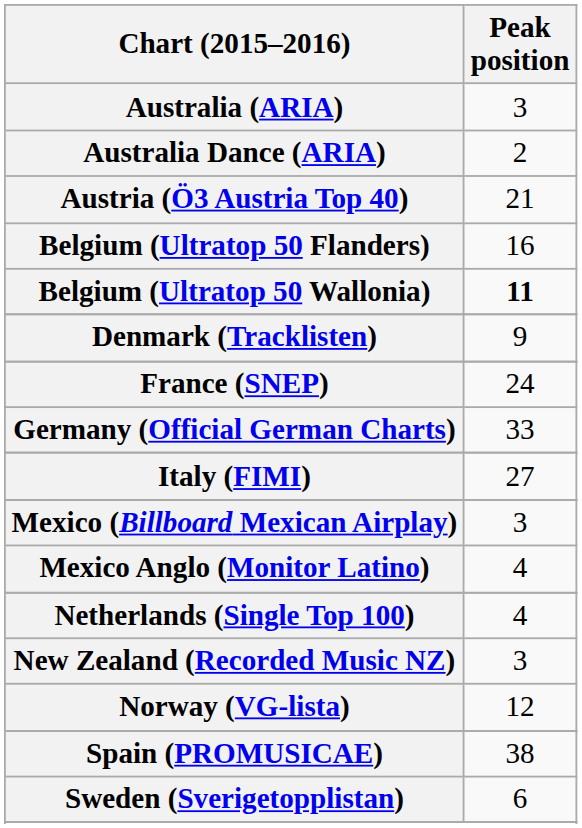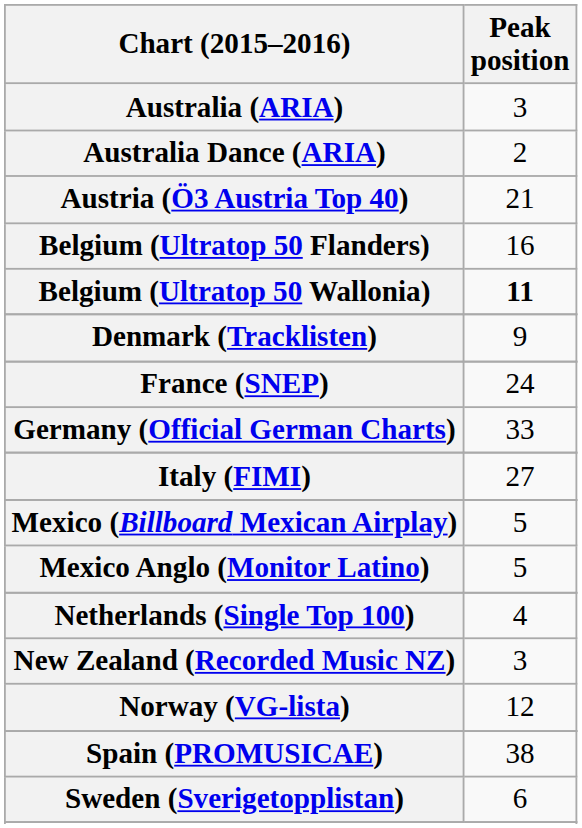(520, 522) 3 -> (520, 522) 5
(520, 568) 4 -> (520, 568) 5
